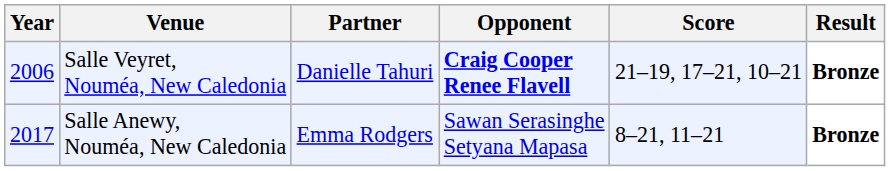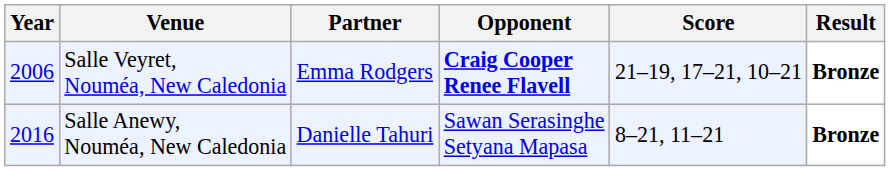(365, 72) Danielle Tahuri -> (365, 72) Emma Rodgers
(32, 134) 2017 -> (32, 134) 2016
(365, 134) Emma Rodgers -> (365, 134) Danielle Tahuri
